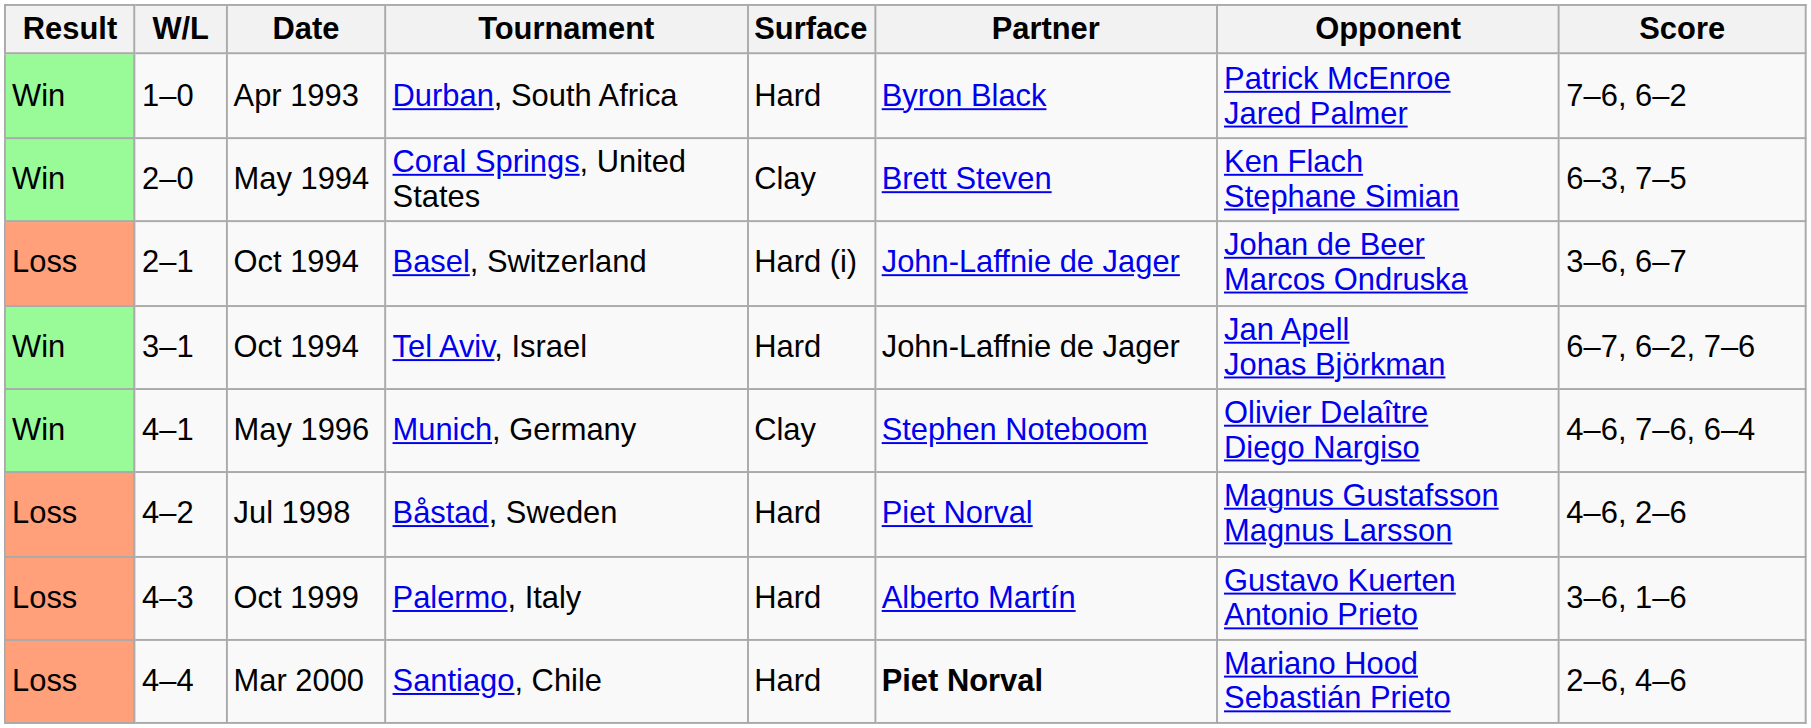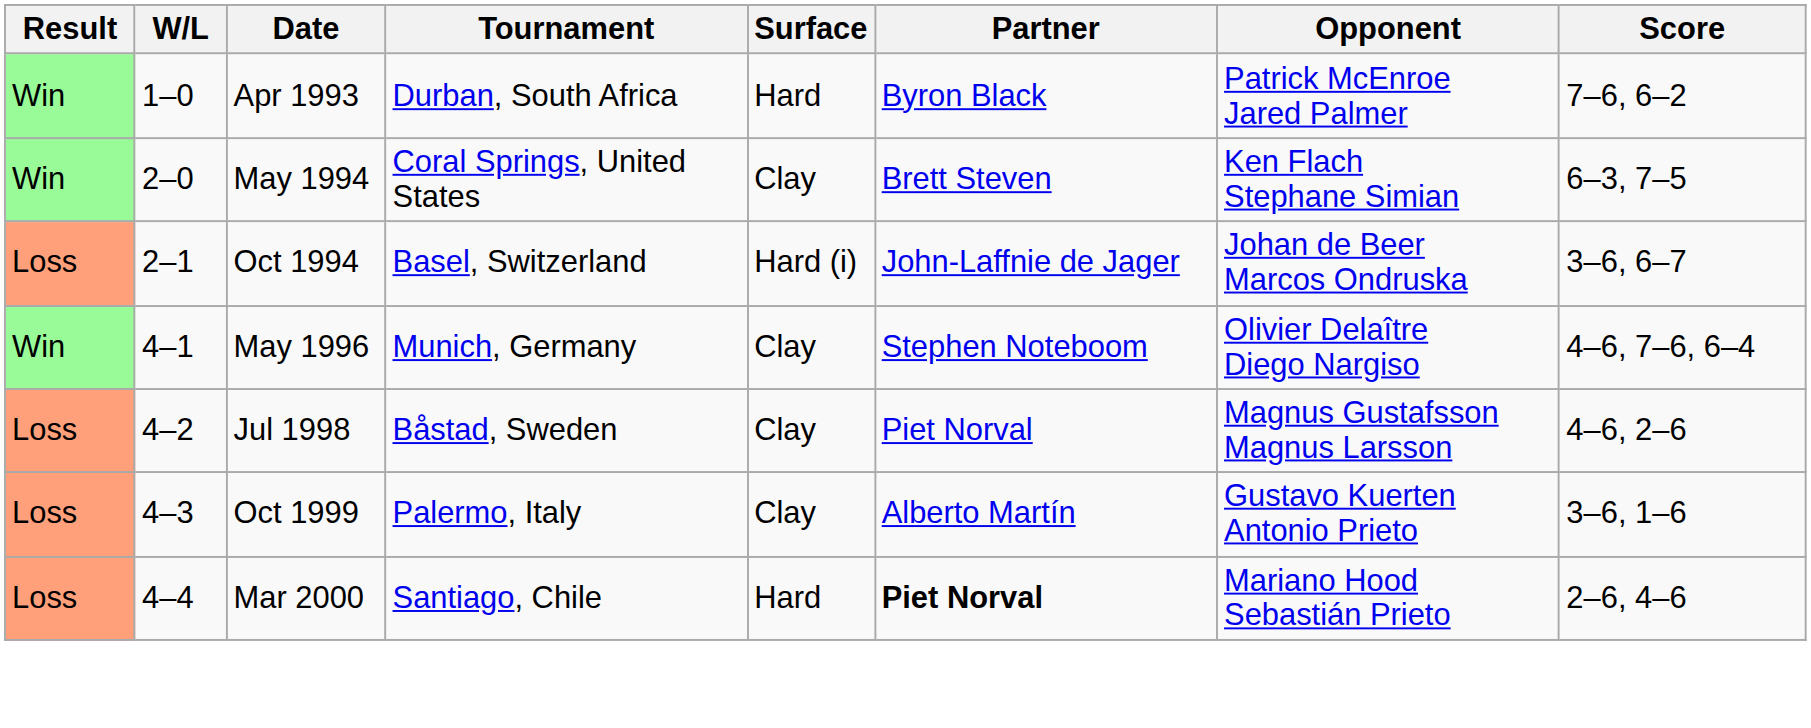- row: (490, 346)
(788, 513) Hard -> (785, 430) Clay
(788, 597) Hard -> (785, 513) Clay
